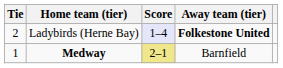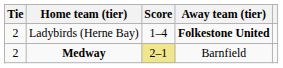(158, 33) lavender background -> (158, 33) no background
(15, 52) 1 -> (15, 52) 2
